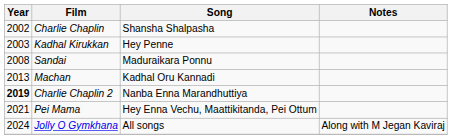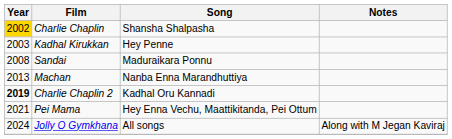(18, 28) no background -> (18, 28) gold background
(169, 77) Kadhal Oru Kannadi -> (185, 77) Nanba Enna Marandhuttiya
(185, 93) Nanba Enna Marandhuttiya -> (169, 93) Kadhal Oru Kannadi
